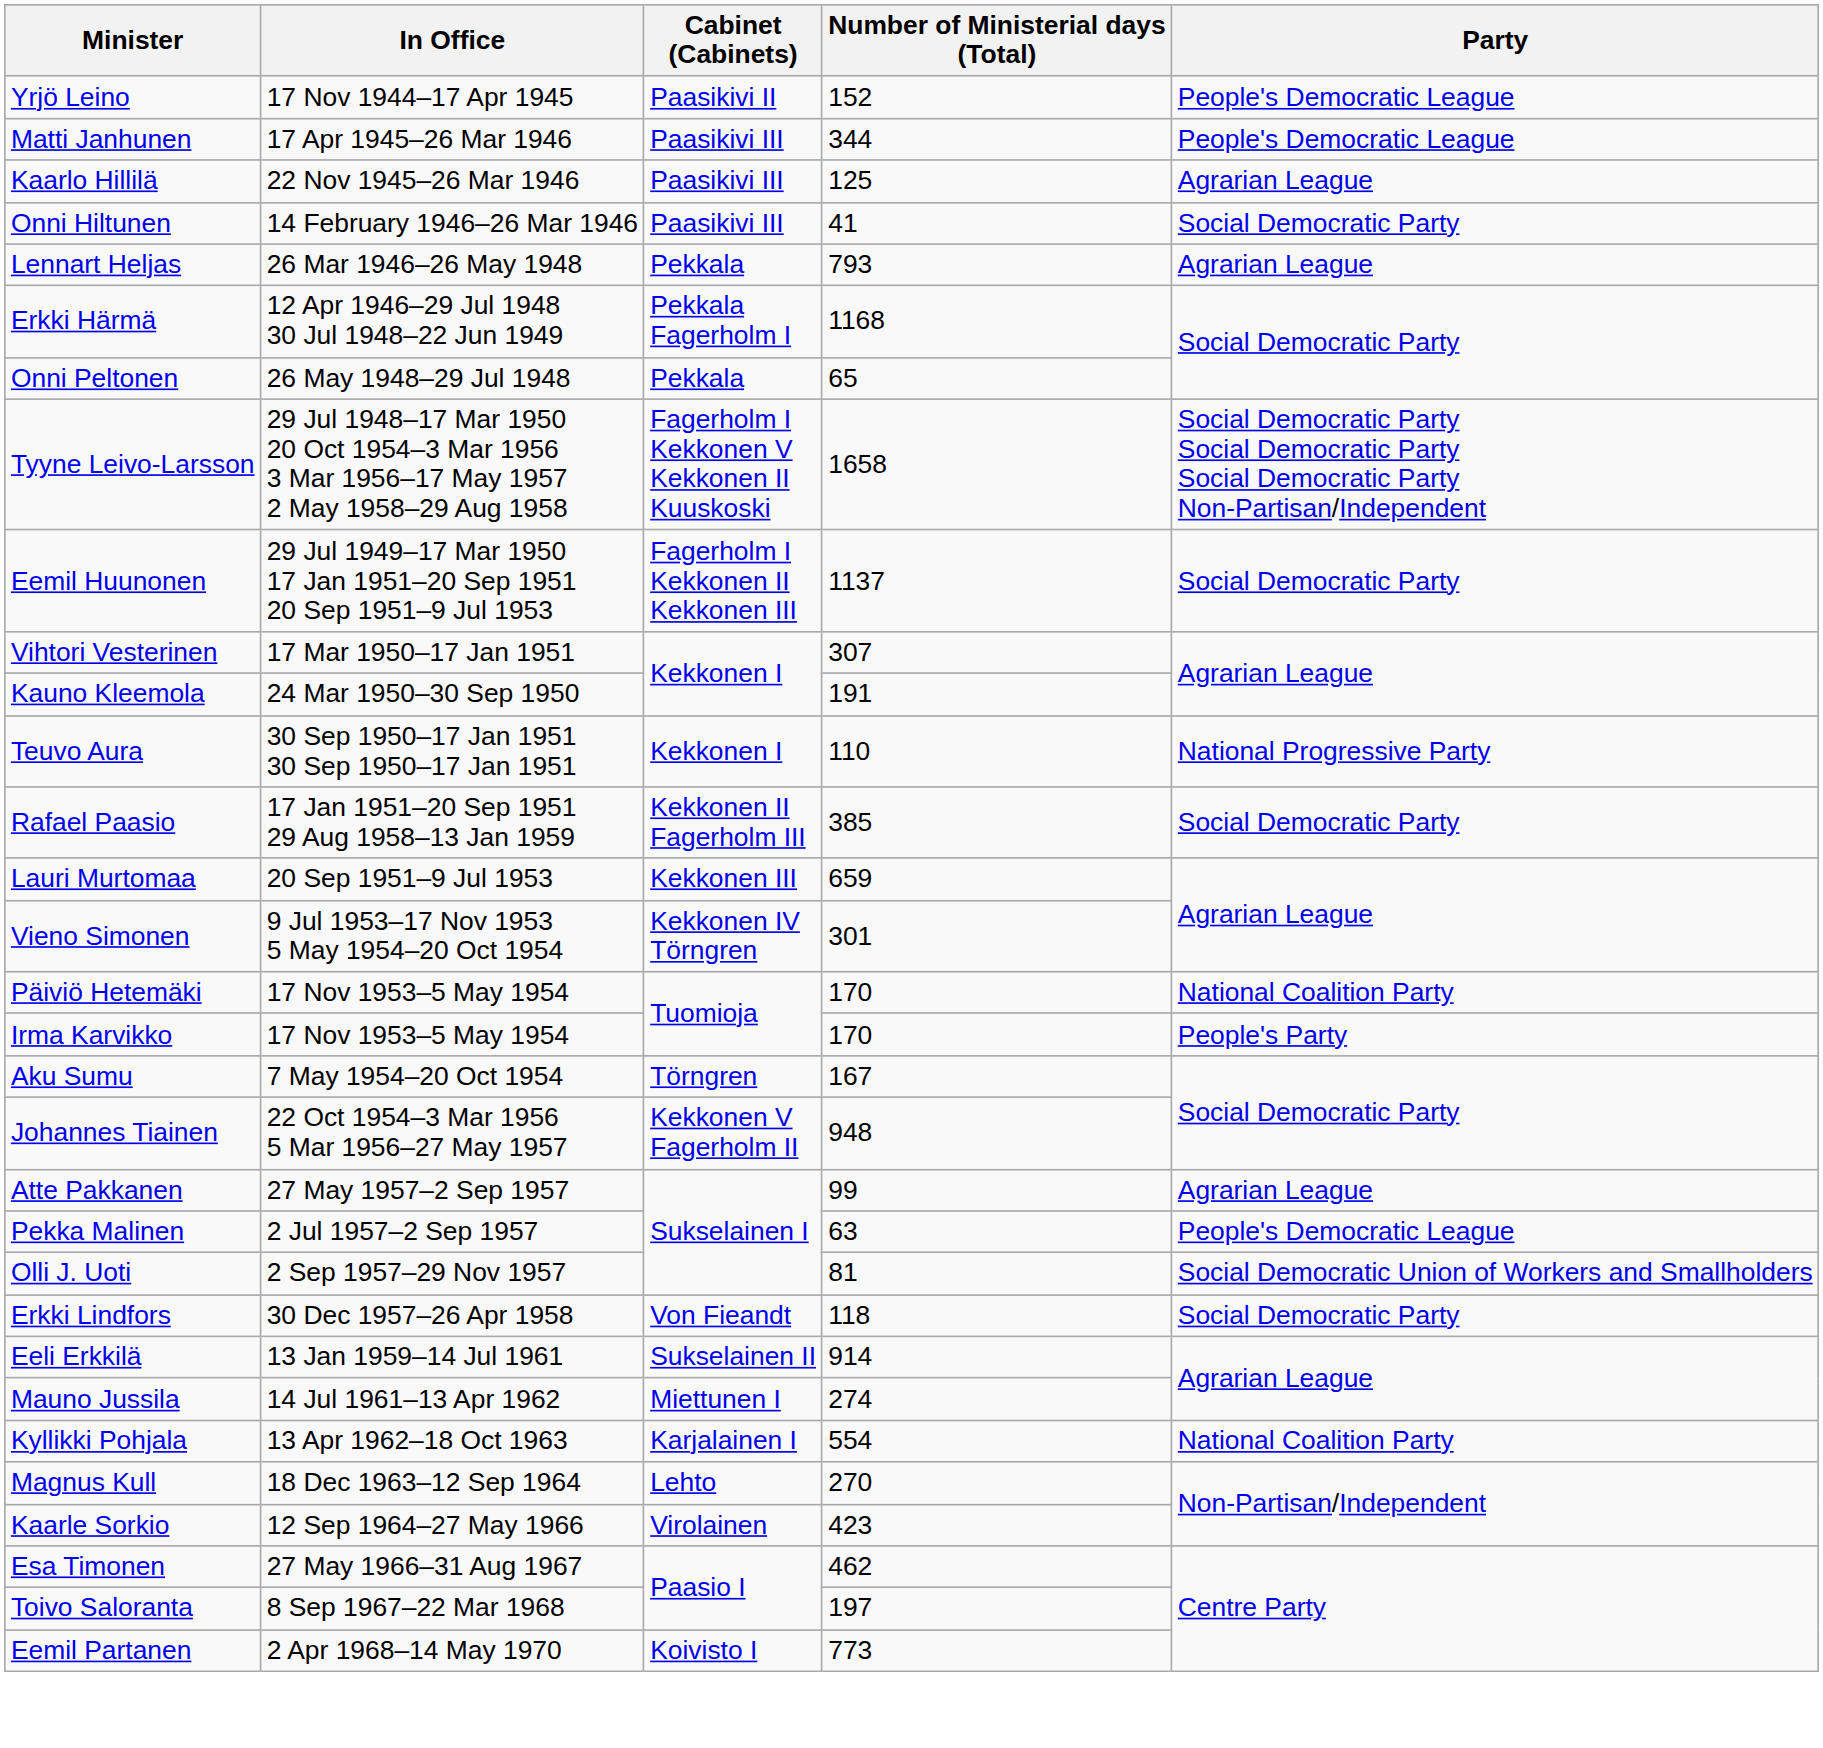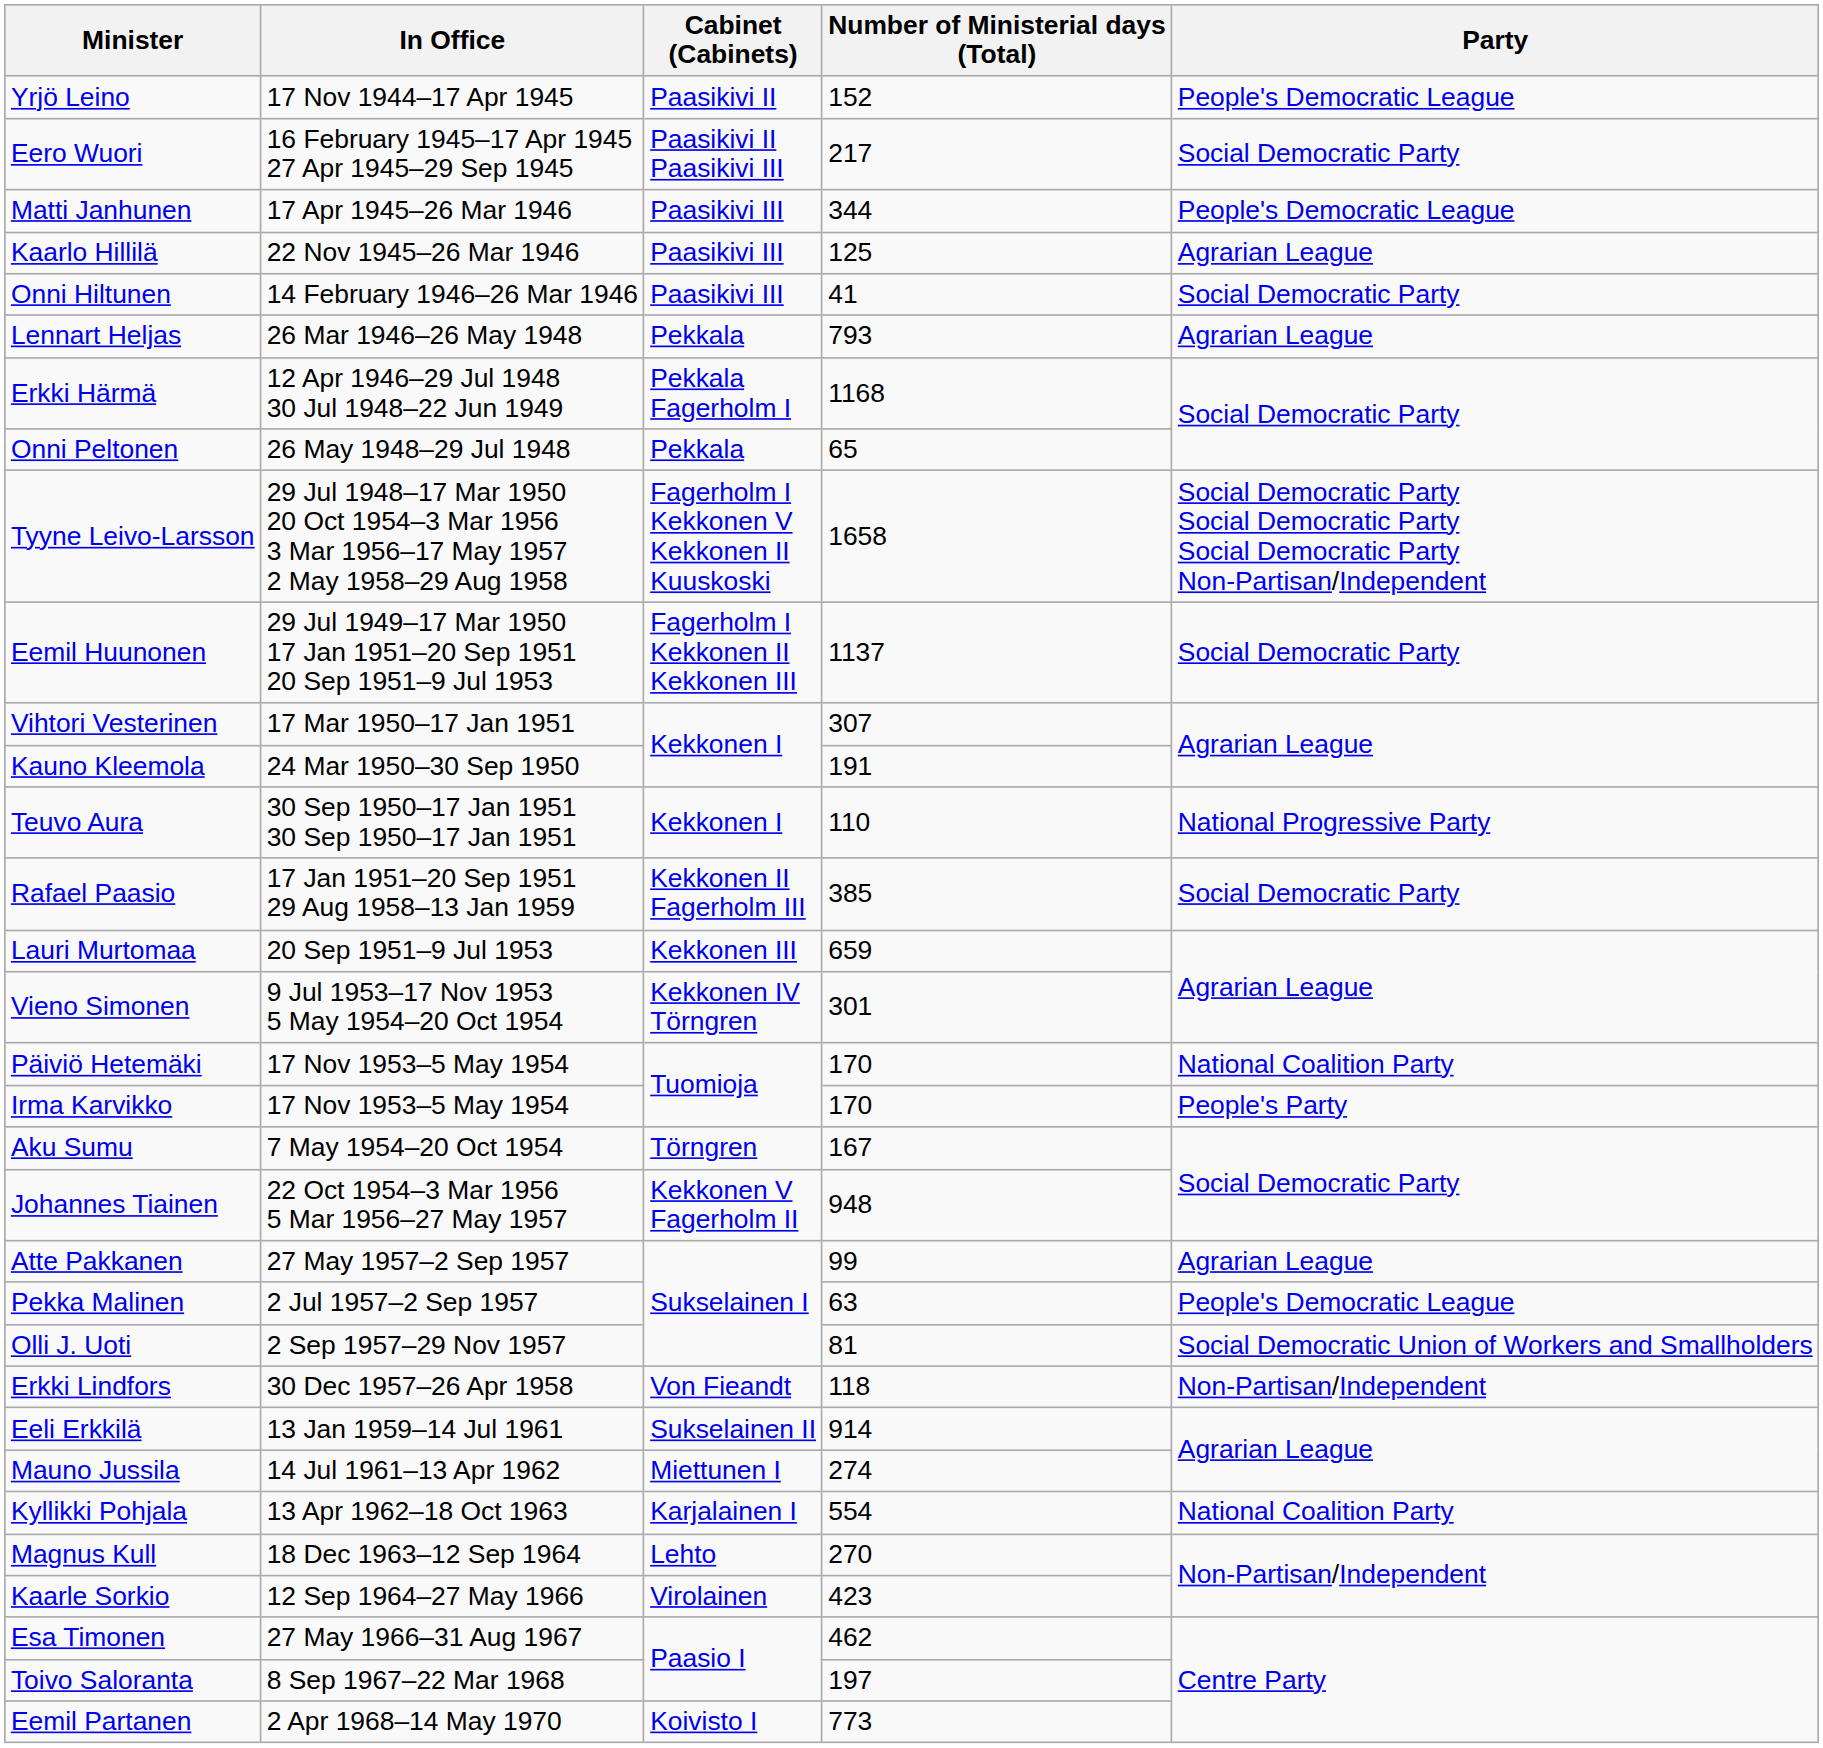+ row: (77, 153)
(1319, 1315) Social Democratic Party -> (1332, 1386) Non-Partisan/Independent
